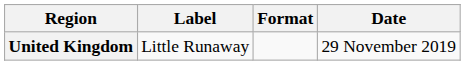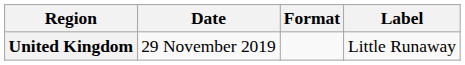columns swapped: (389, 18) <-> (195, 18)
